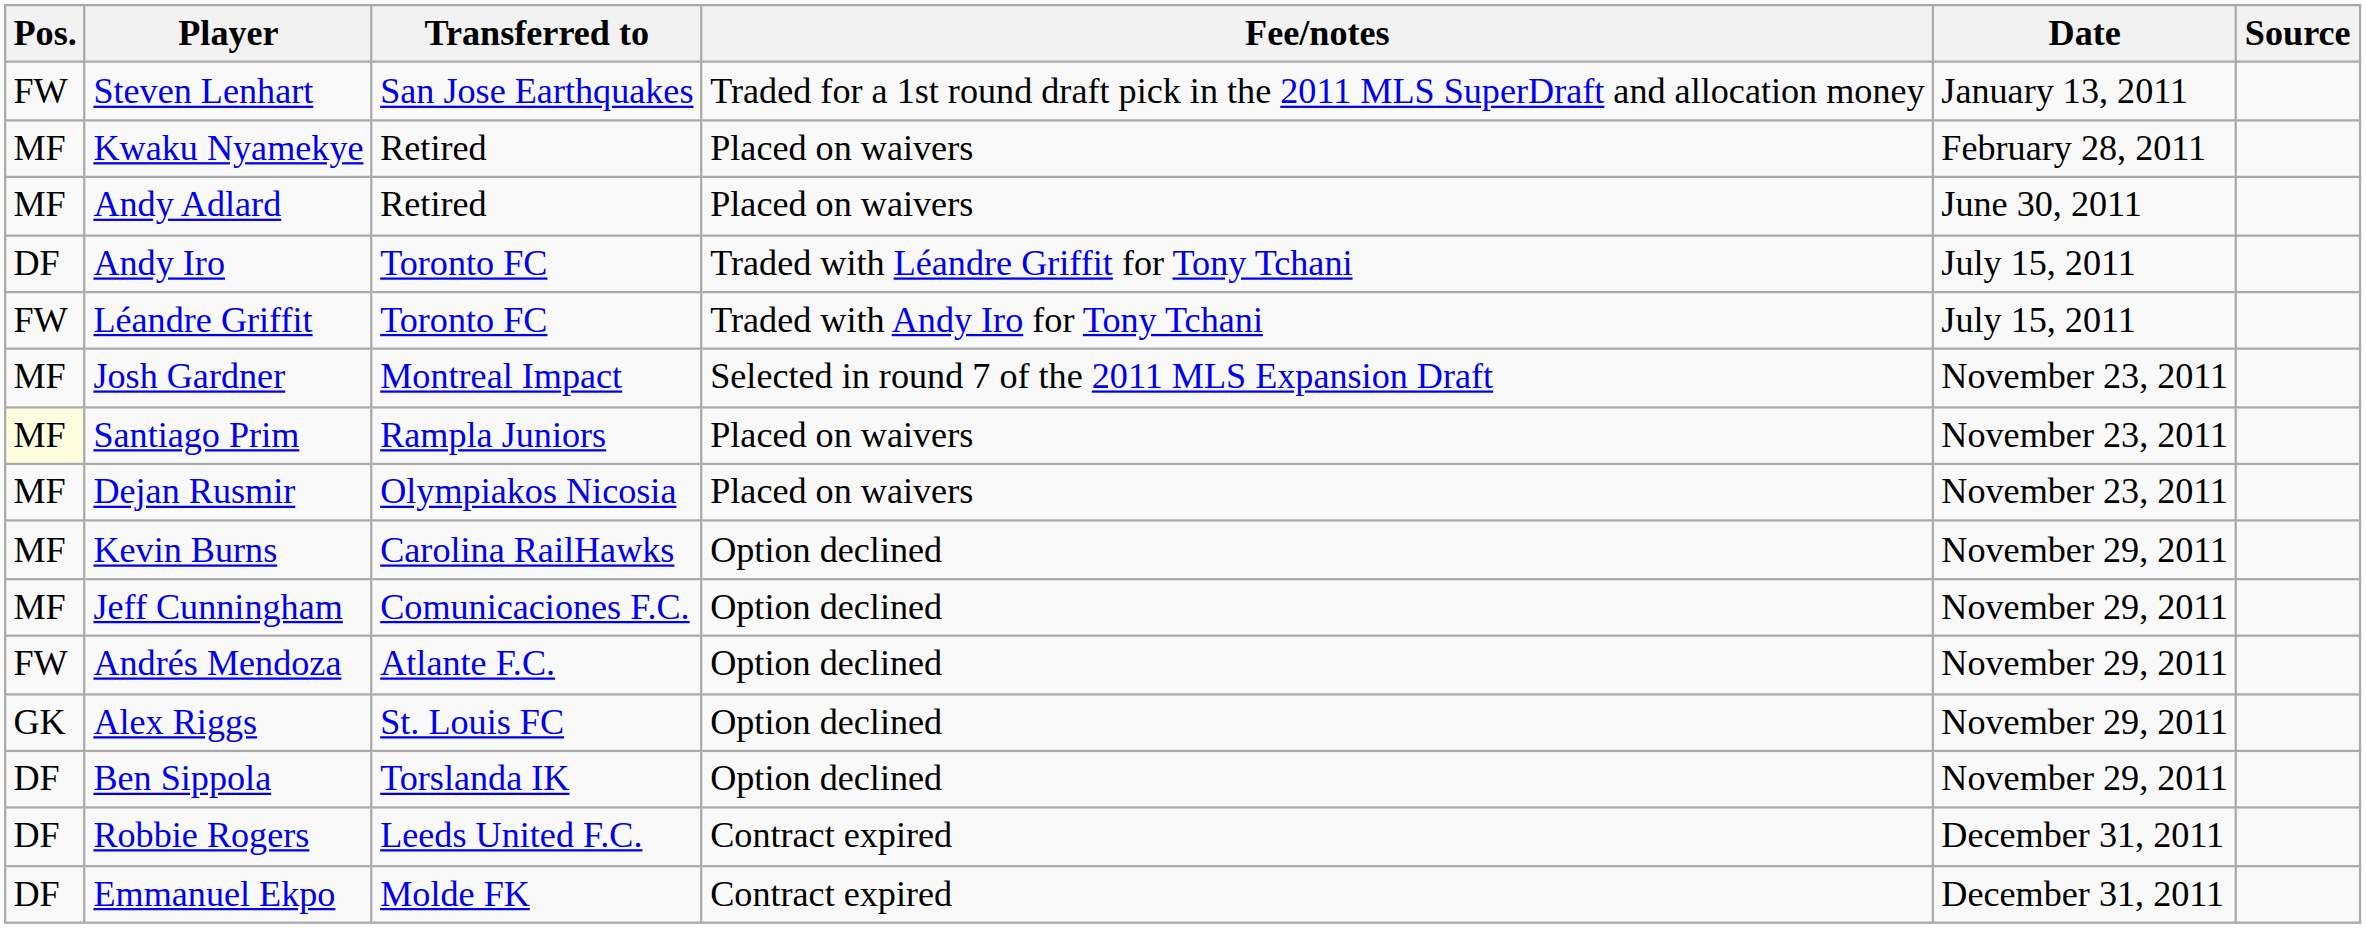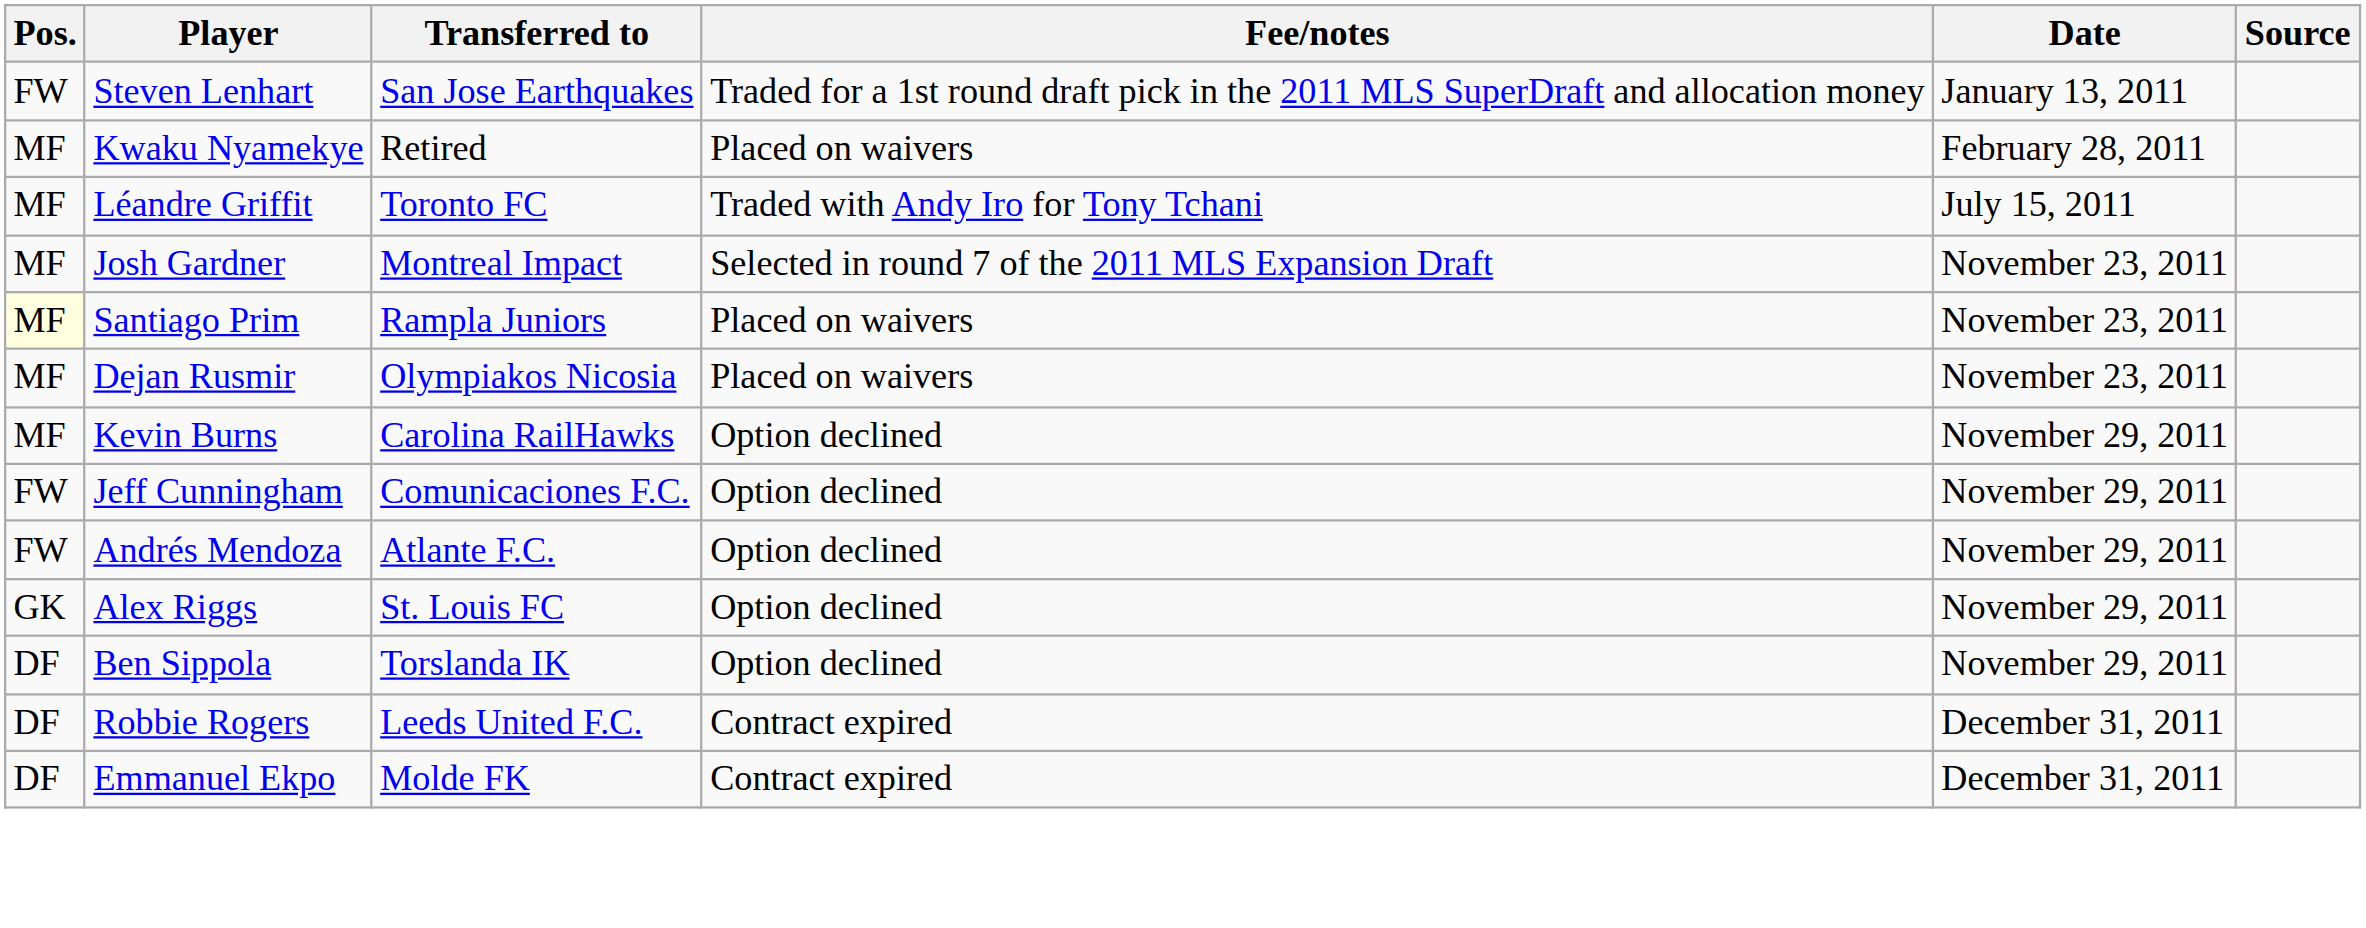- row: (187, 205)
- row: (159, 262)
(41, 319) FW -> (40, 205) MF
(40, 606) MF -> (41, 491) FW
